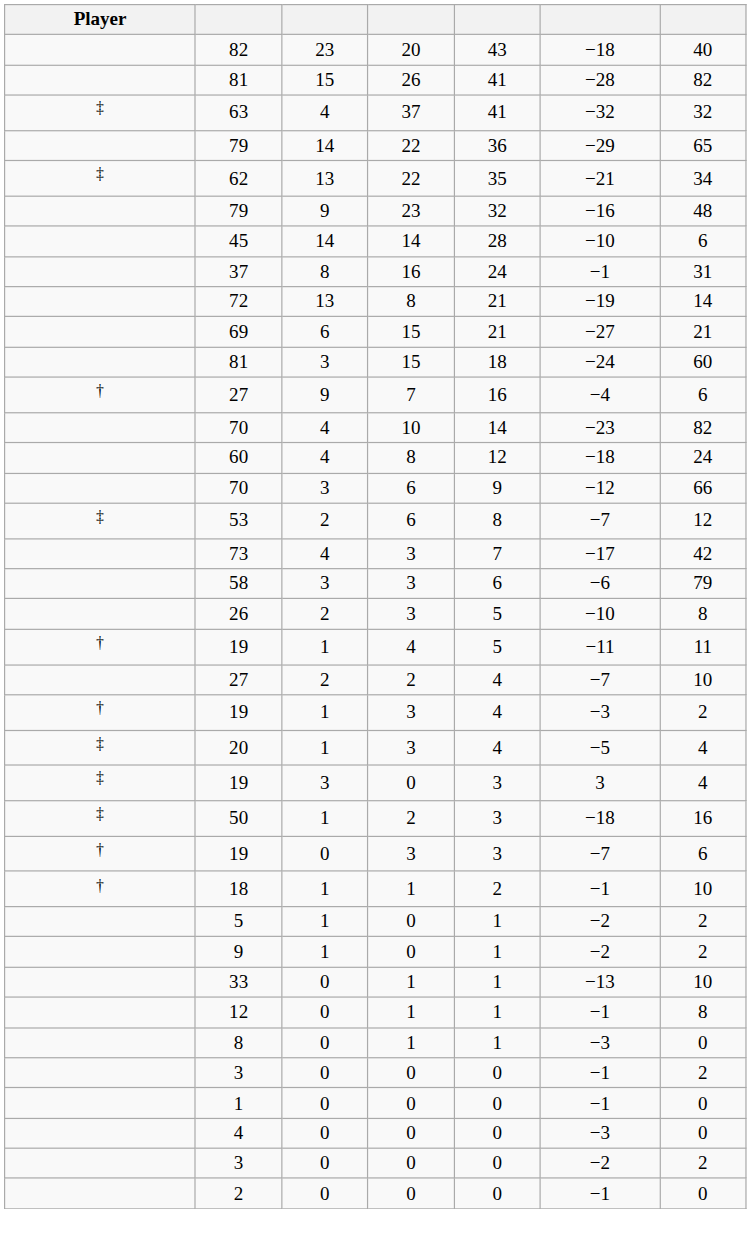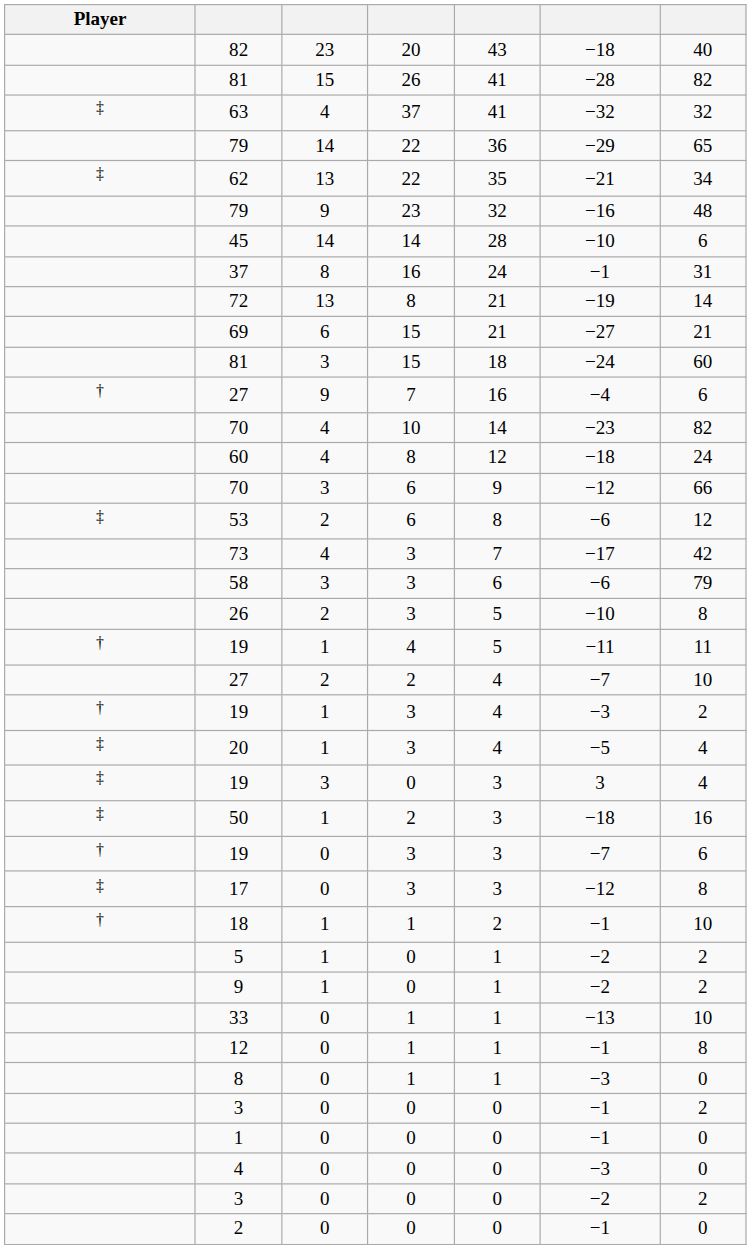(600, 520) −7 -> (600, 520) −6
+ row: (239, 888)
